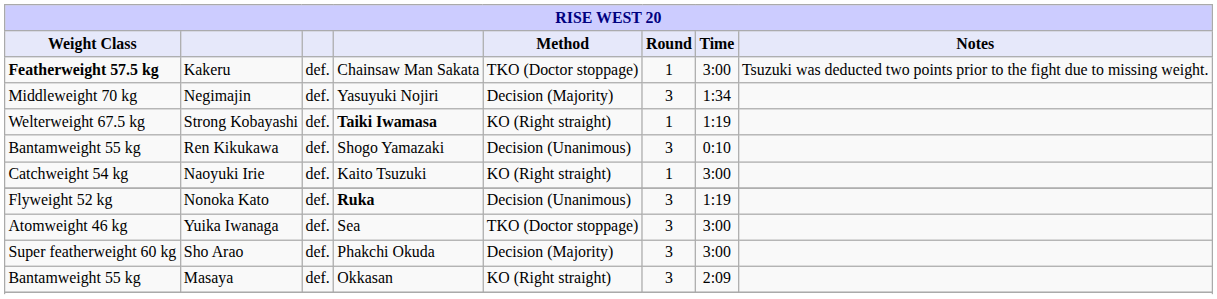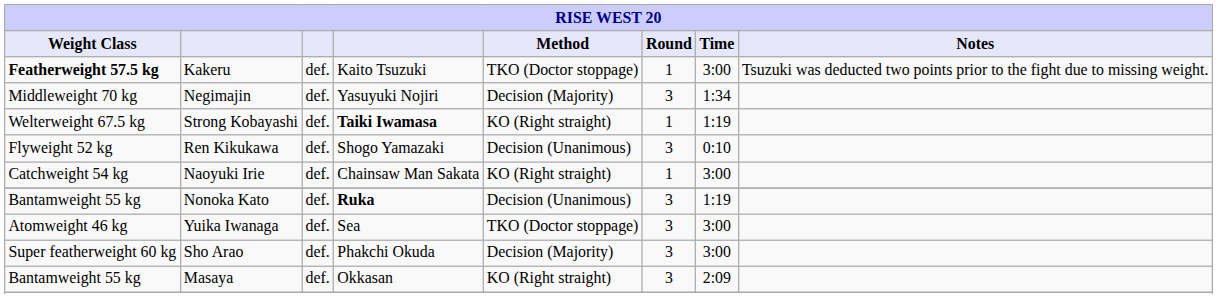(408, 69) Chainsaw Man Sakata -> (382, 69) Kaito Tsuzuki
(75, 148) Bantamweight 55 kg -> (60, 148) Flyweight 52 kg
(382, 174) Kaito Tsuzuki -> (408, 174) Chainsaw Man Sakata
(60, 200) Flyweight 52 kg -> (75, 200) Bantamweight 55 kg
